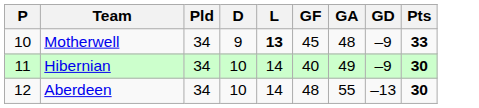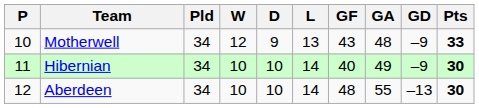+ column: (238, 16)
(274, 41) bold -> (311, 41) normal
(311, 41) 45 -> (347, 41) 43
